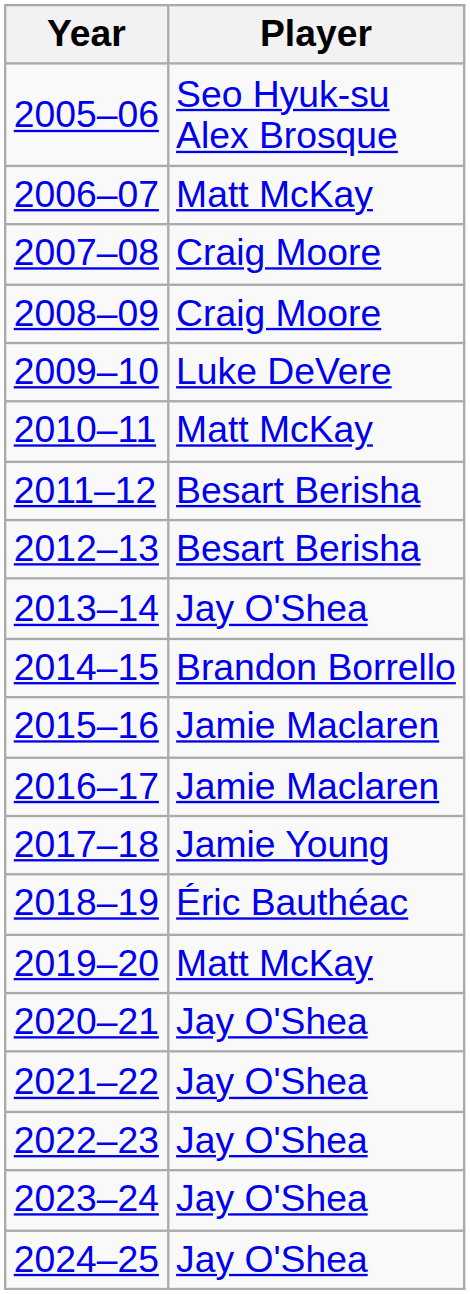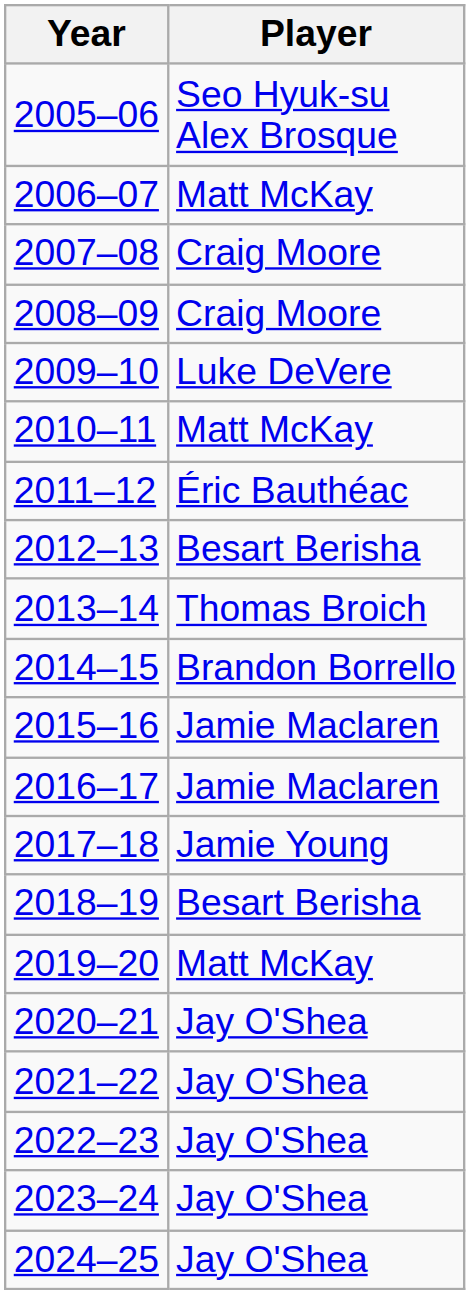(298, 489) Besart Berisha -> (292, 489) Éric Bauthéac
(272, 608) Jay O'Shea -> (301, 608) Thomas Broich
(292, 903) Éric Bauthéac -> (298, 903) Besart Berisha
